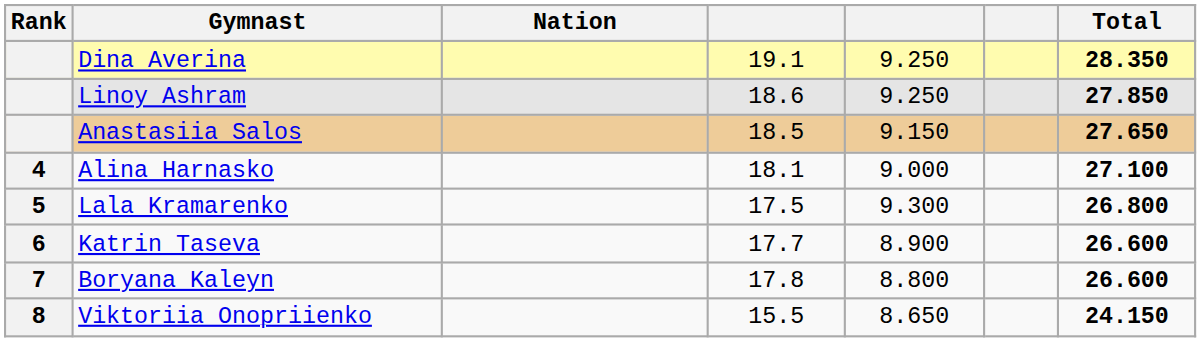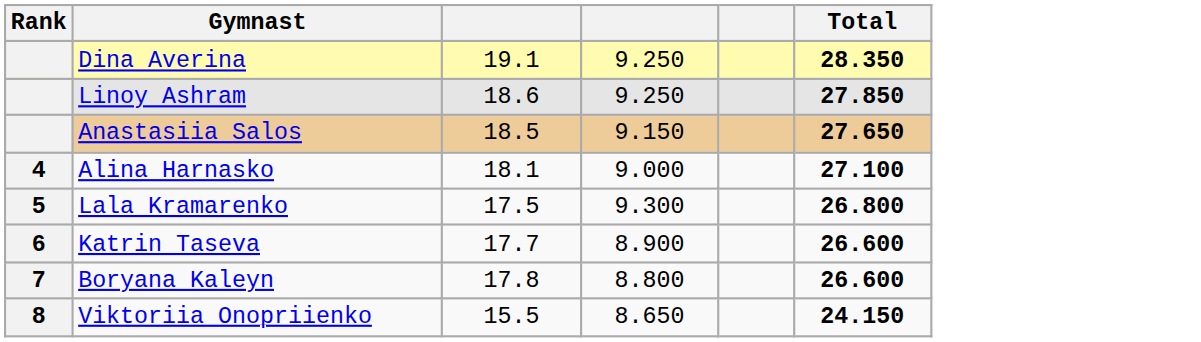- column: (575, 23)
